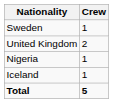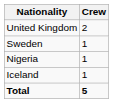rows swapped: (25, 28) <-> (42, 43)
